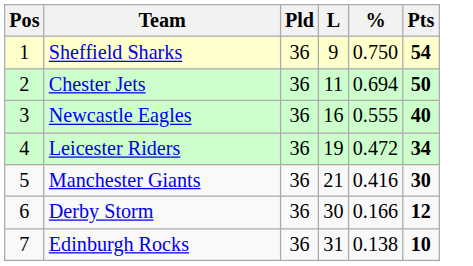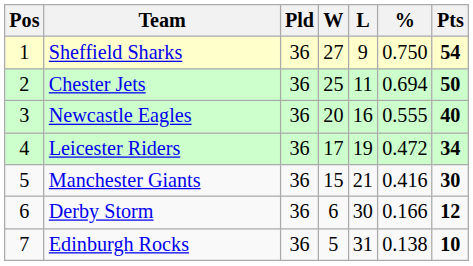+ column: (333, 20)
